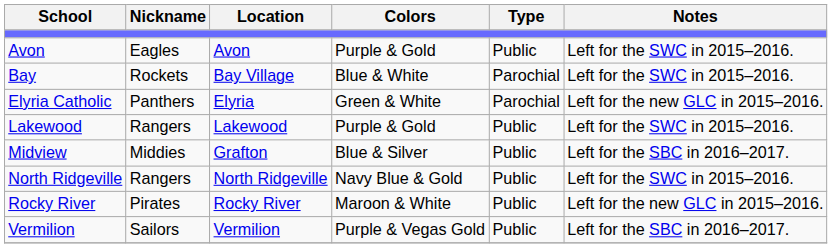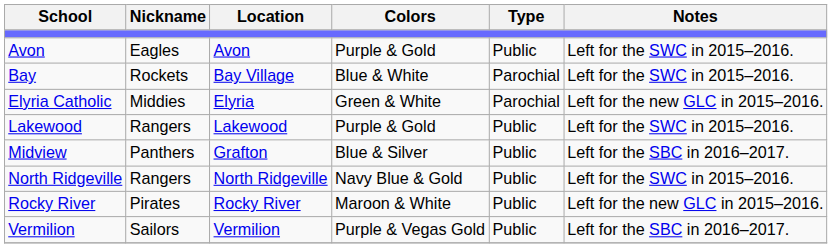(162, 101) Panthers -> (158, 101) Middies
(158, 152) Middies -> (162, 152) Panthers
